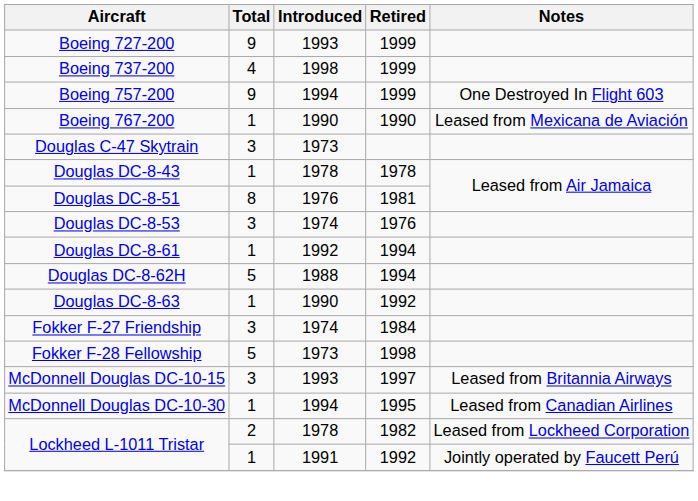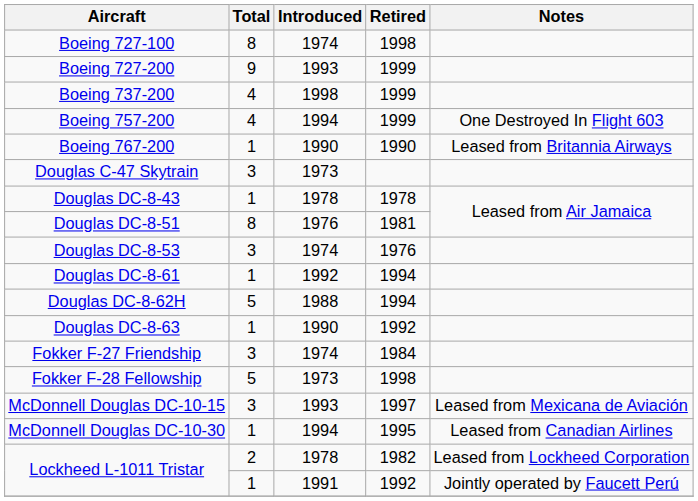+ row: (117, 43)
(252, 95) 9 -> (252, 120) 4
(561, 120) Leased from Mexicana de Aviación -> (561, 146) Leased from Britannia Airways
(561, 379) Leased from Britannia Airways -> (561, 405) Leased from Mexicana de Aviación
